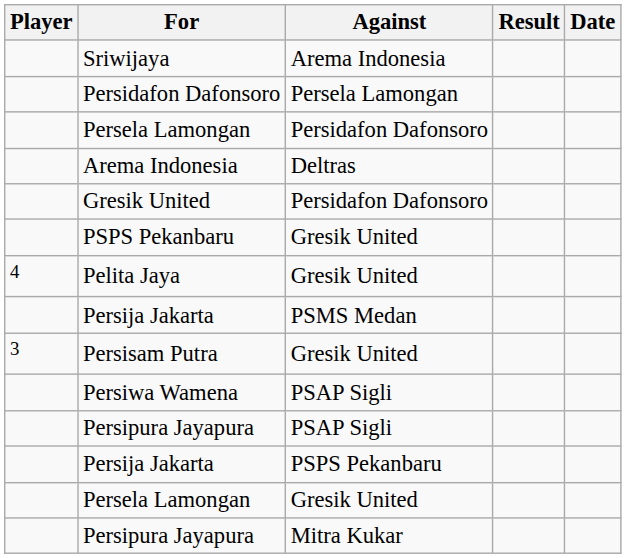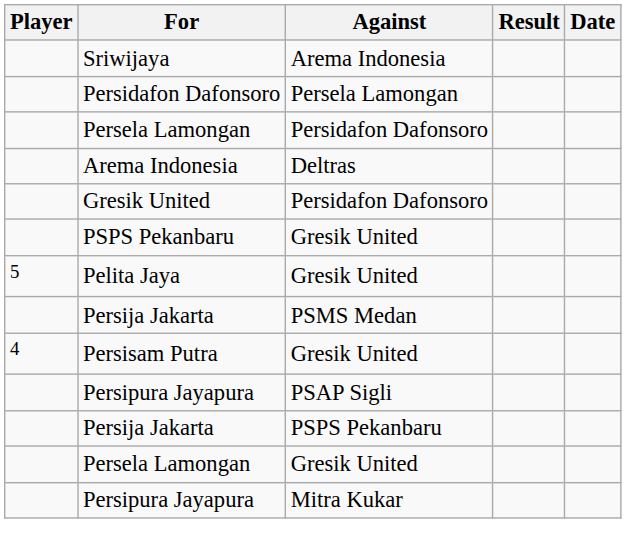(15, 271) 4 -> (15, 271) 5
(15, 349) 3 -> (15, 349) 4
- row: (160, 392)
